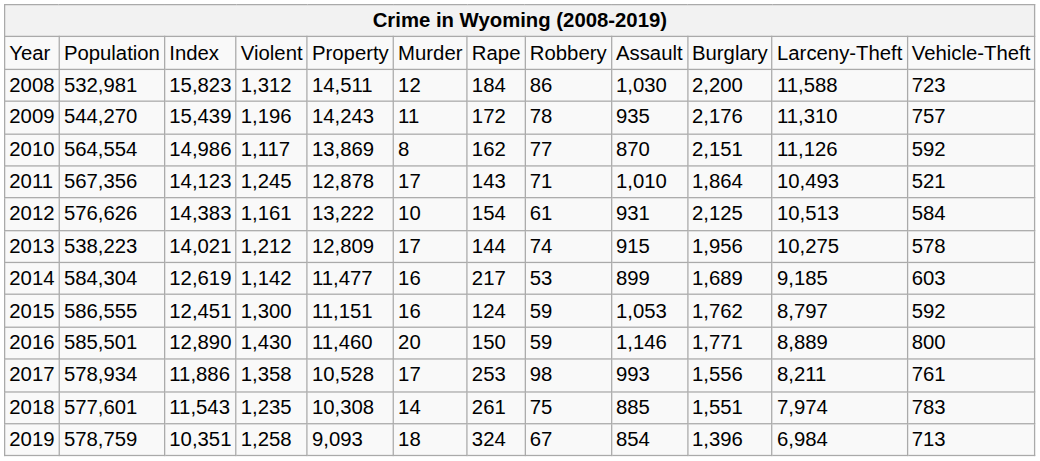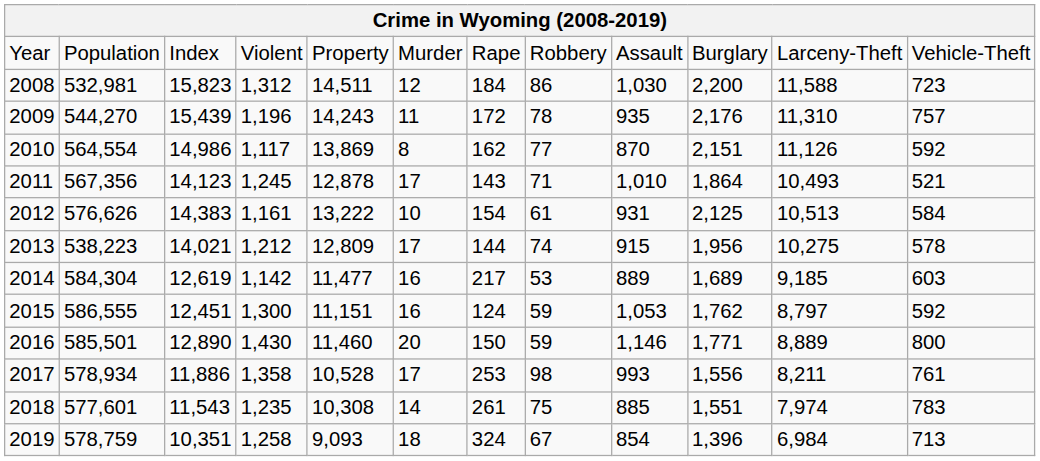(633, 278) 899 -> (633, 278) 889
